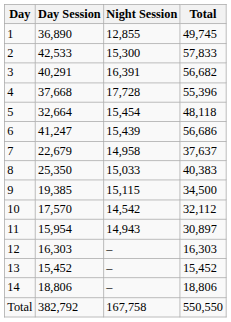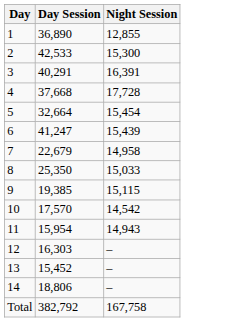- column: (203, 14)
